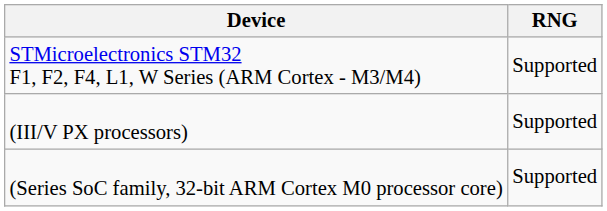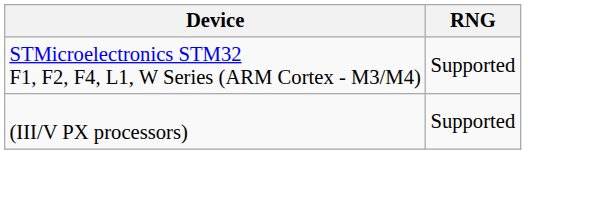- row: (256, 188)
